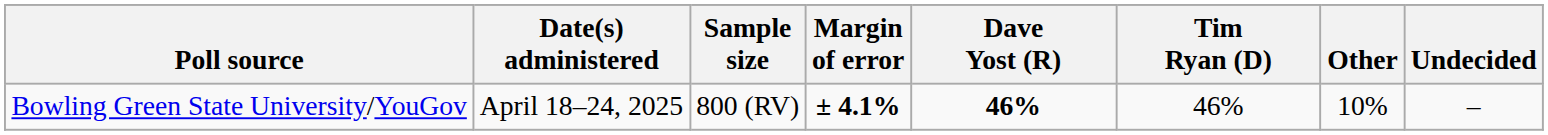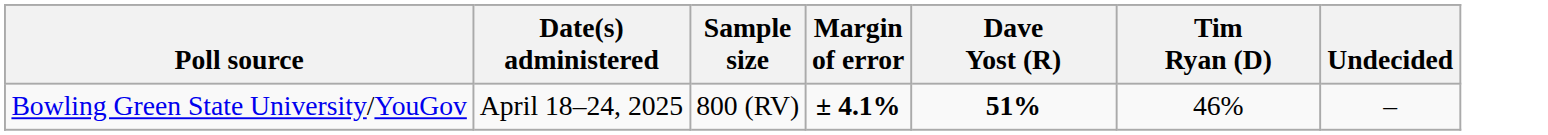- column: (1363, 60)
(1013, 105) 46% -> (1013, 105) 51%
